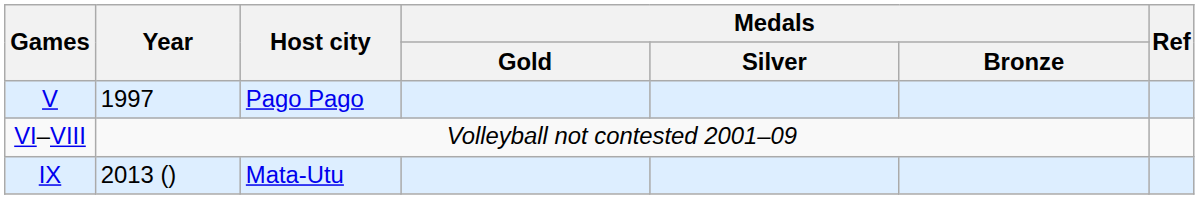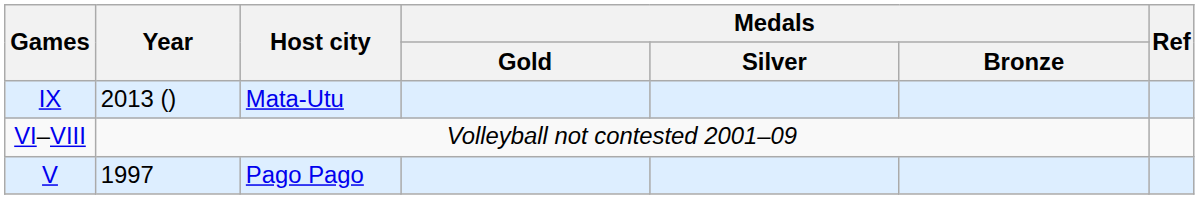rows swapped: (50, 99) <-> (50, 174)
